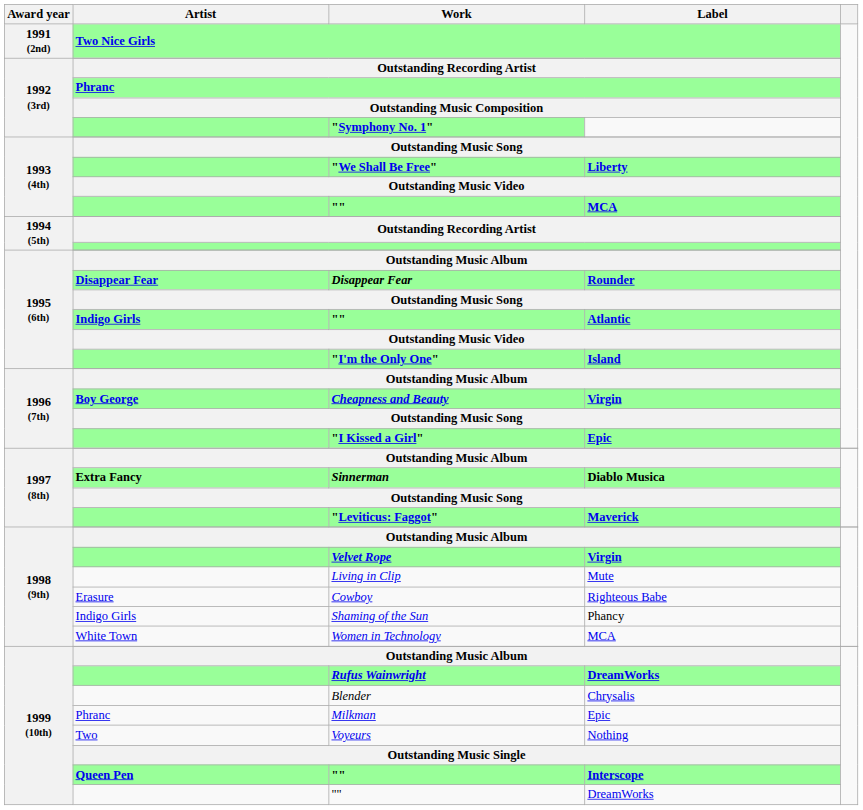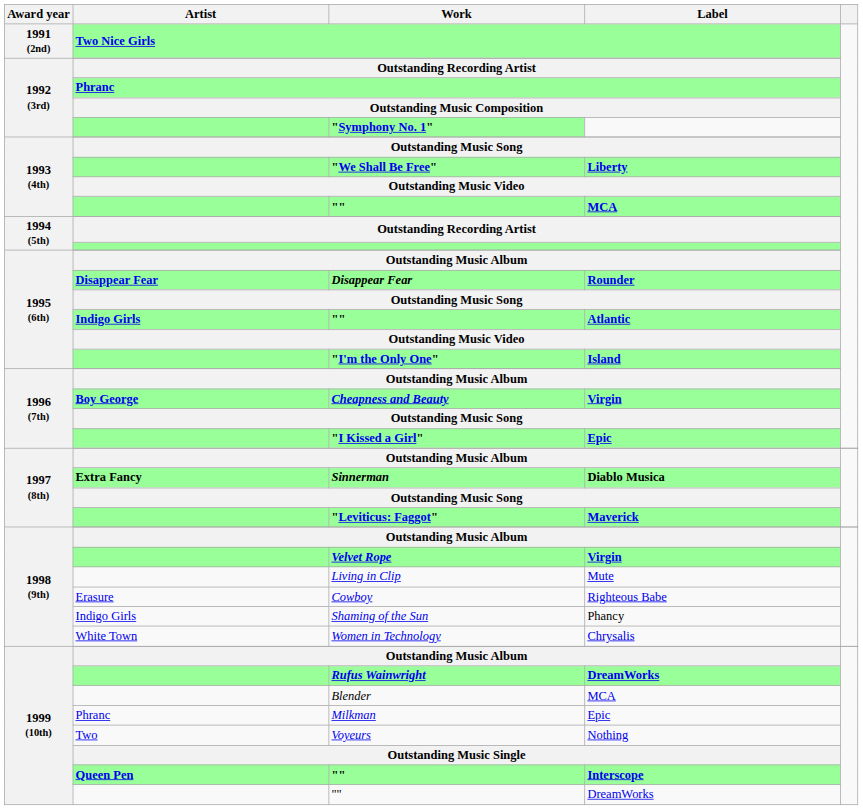(602, 636) MCA -> (611, 636) Chrysalis
(611, 695) Chrysalis -> (602, 695) MCA
